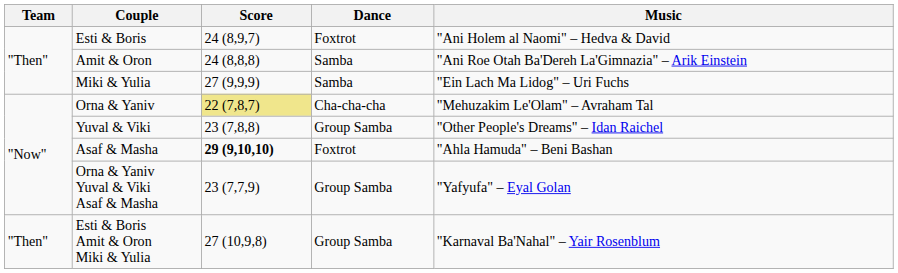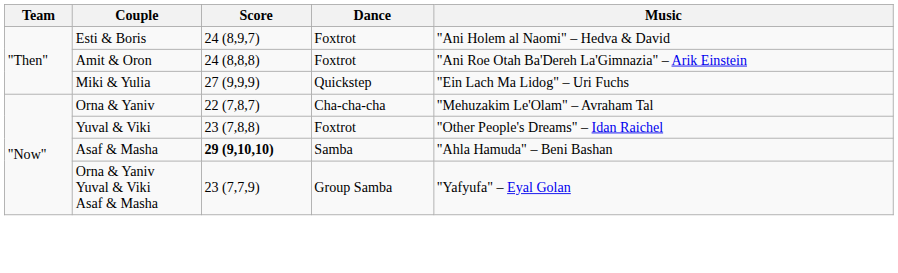(334, 60) Samba -> (335, 60) Foxtrot
(334, 82) Samba -> (343, 82) Quickstep
(232, 104) khaki background -> (232, 104) no background
(353, 127) Group Samba -> (335, 127) Foxtrot
(335, 149) Foxtrot -> (334, 149) Samba
- row: (114, 241)
